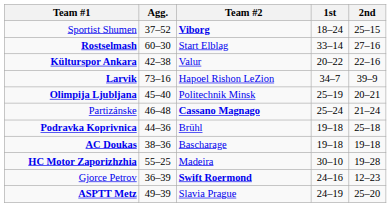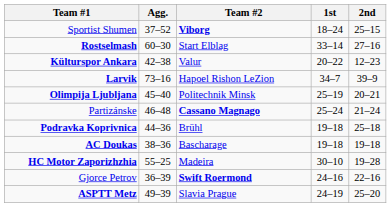(367, 62) 22–16 -> (367, 62) 12–23
(367, 177) 12–23 -> (367, 177) 22–16
